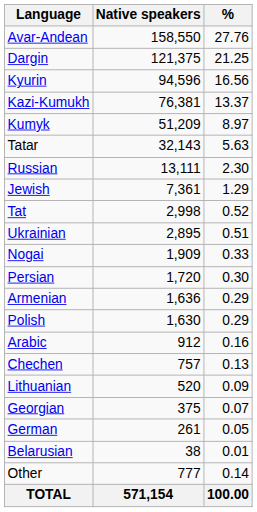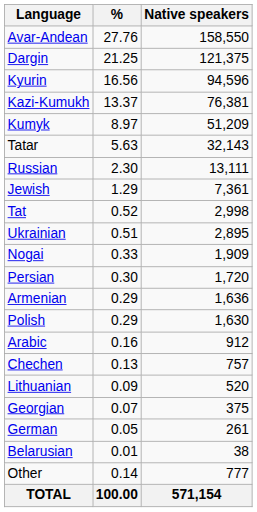columns swapped: (148, 15) <-> (228, 15)
